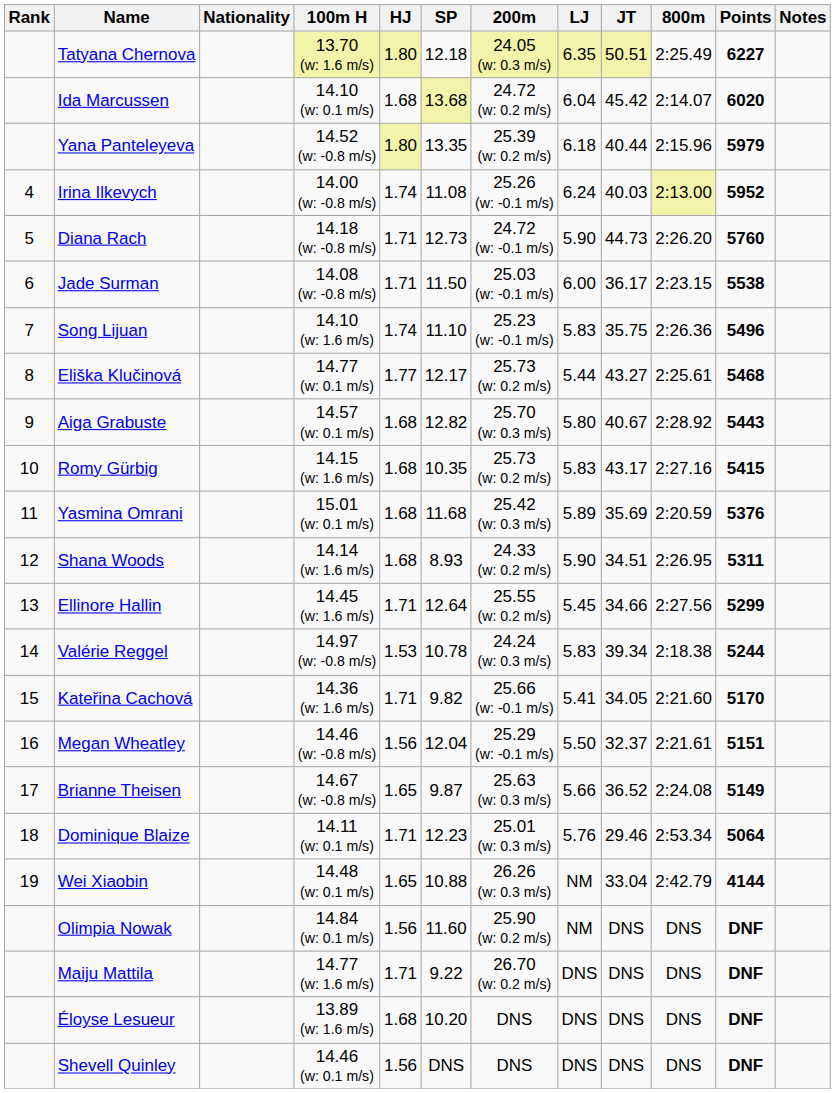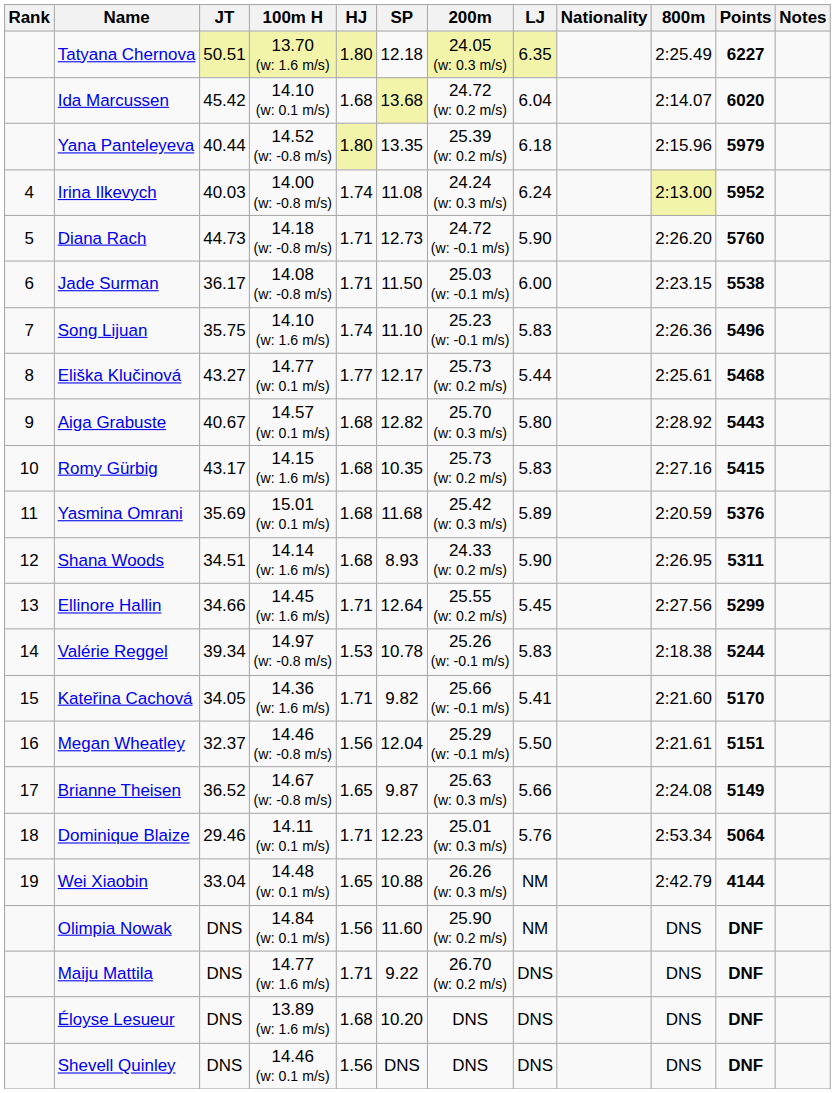columns swapped: (247, 17) <-> (626, 17)
(514, 192) 25.26 (w: -0.1 m/s) -> (470, 192) 24.24 (w: 0.3 m/s)
(514, 652) 24.24 (w: 0.3 m/s) -> (470, 652) 25.26 (w: -0.1 m/s)
